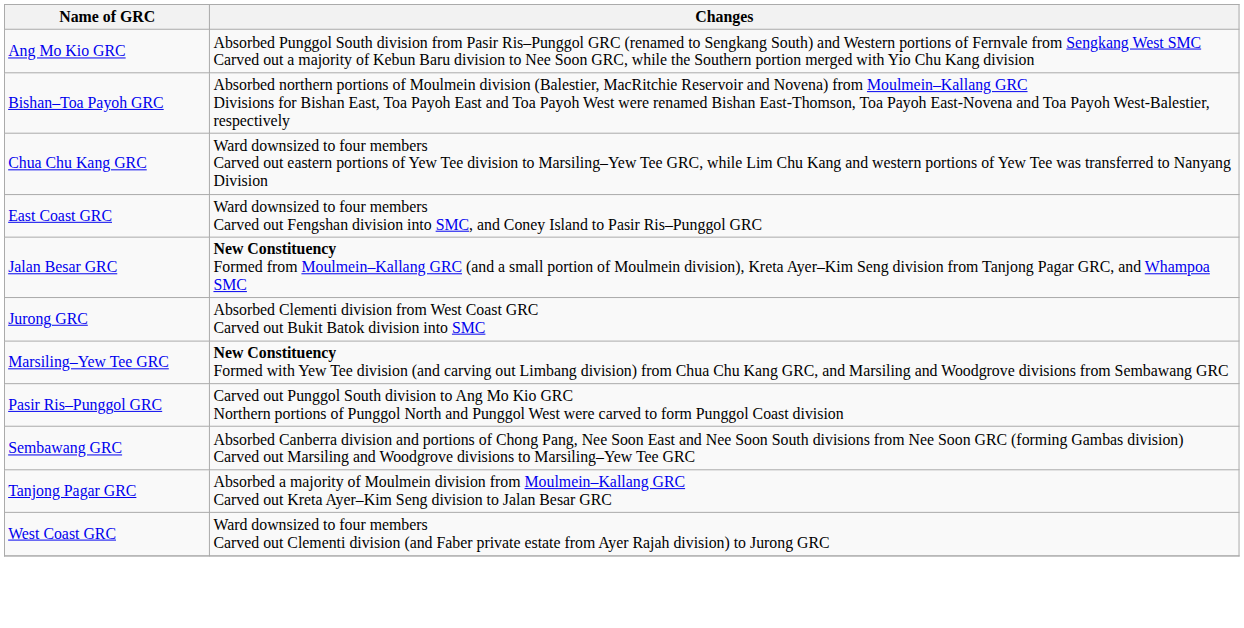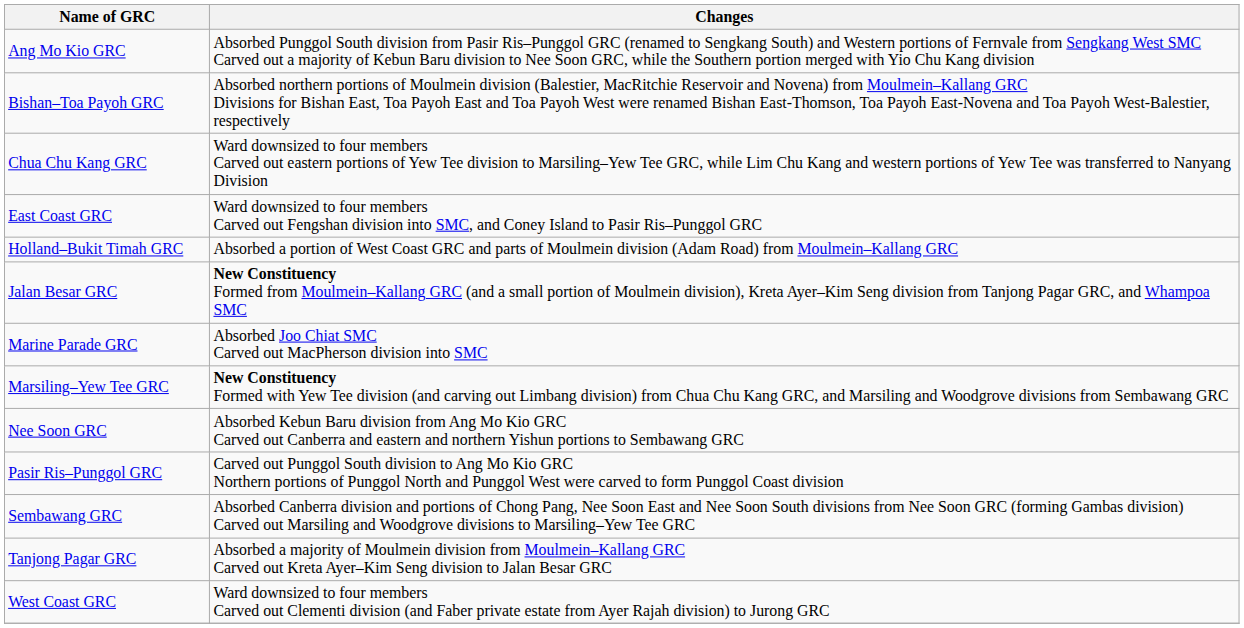+ row: (96, 249)
- row: (48, 319)
+ row: (73, 344)
+ row: (57, 430)
